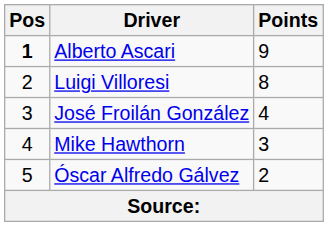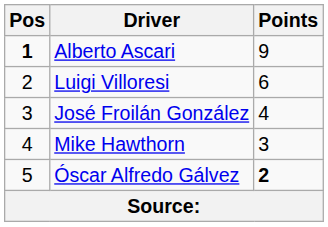(264, 82) 8 -> (264, 82) 6
(264, 176) normal -> (264, 176) bold
